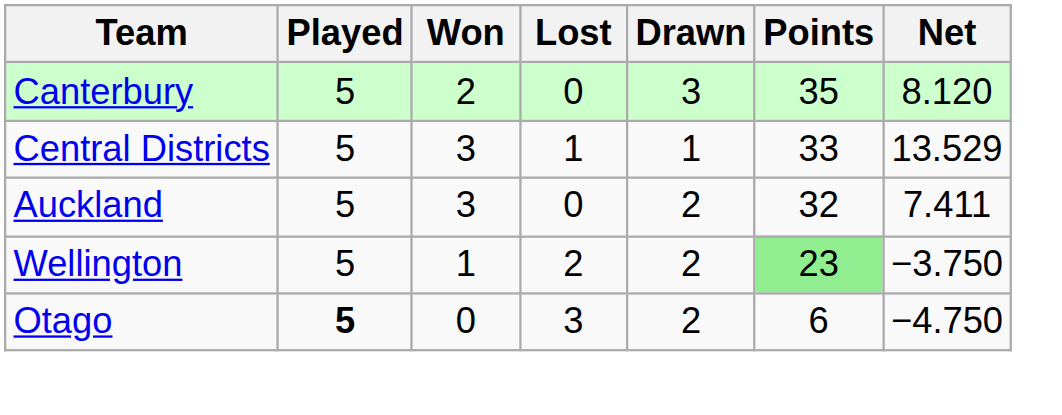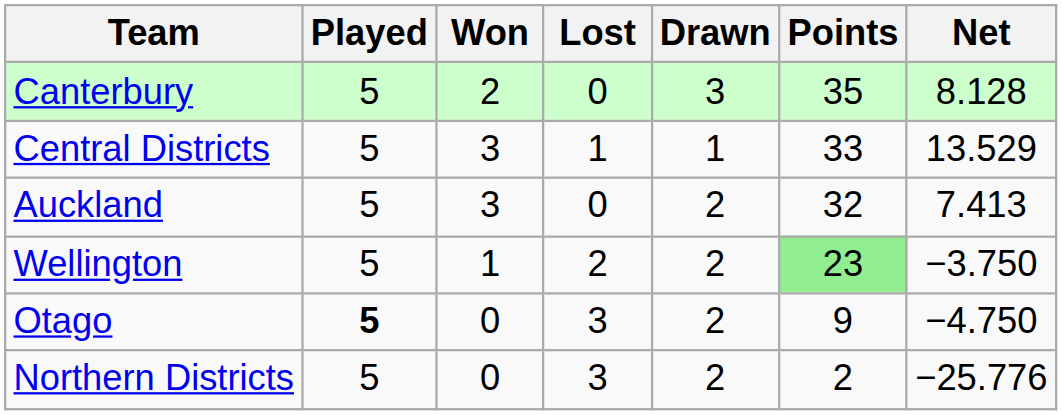(947, 90) 8.120 -> (981, 90) 8.128
(947, 206) 7.411 -> (981, 206) 7.413
(819, 321) 6 -> (843, 321) 9
+ row: (154, 378)
